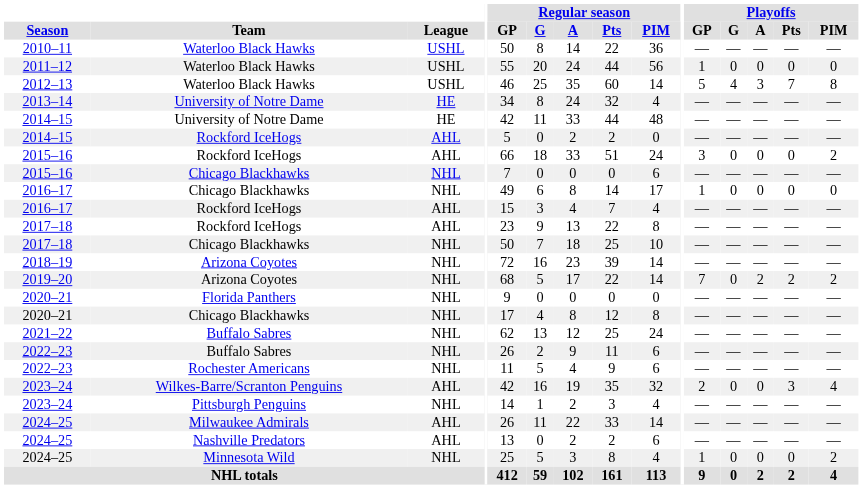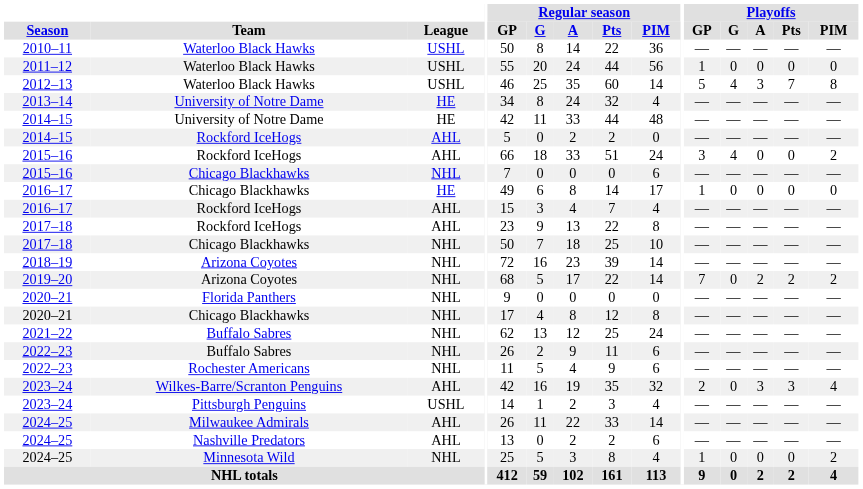(733, 155) 0 -> (733, 155) 4
(446, 190) NHL -> (446, 190) HE
(760, 386) 0 -> (760, 386) 3
(446, 404) NHL -> (446, 404) USHL
